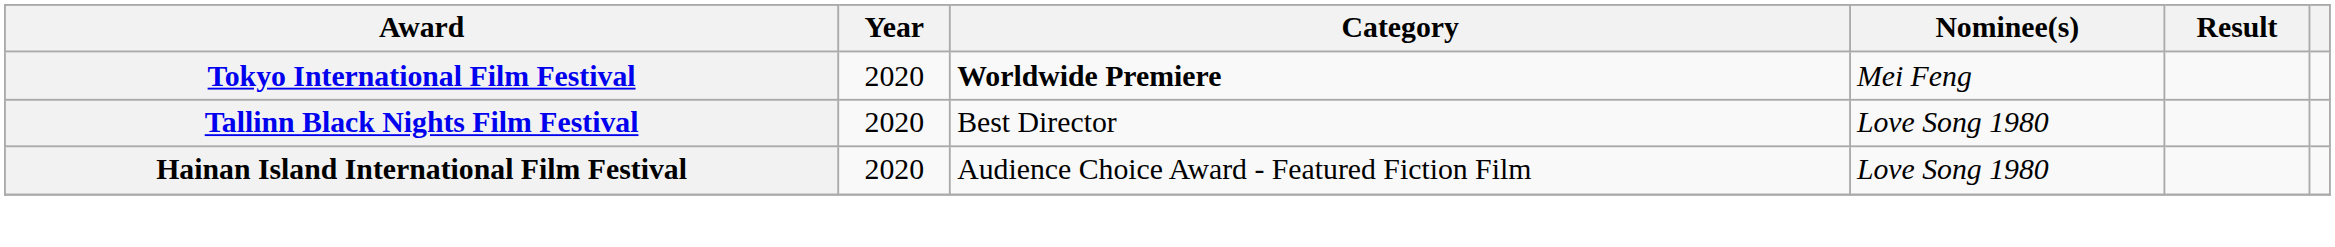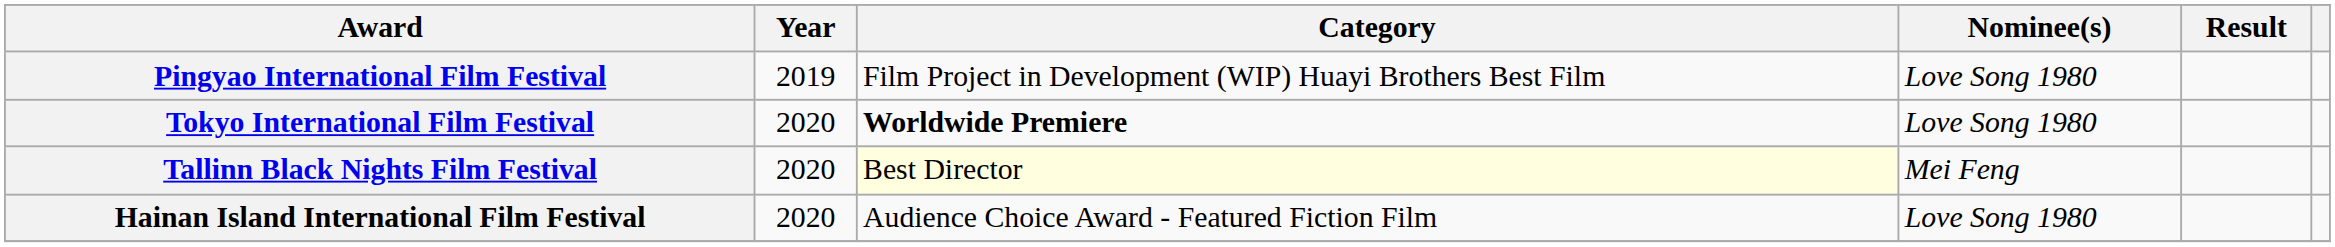+ row: (380, 75)
(1914, 75) Mei Feng -> (2001, 122) Love Song 1980
(1037, 122) no background -> (943, 169) lightyellow background
(1953, 122) Love Song 1980 -> (1962, 169) Mei Feng
